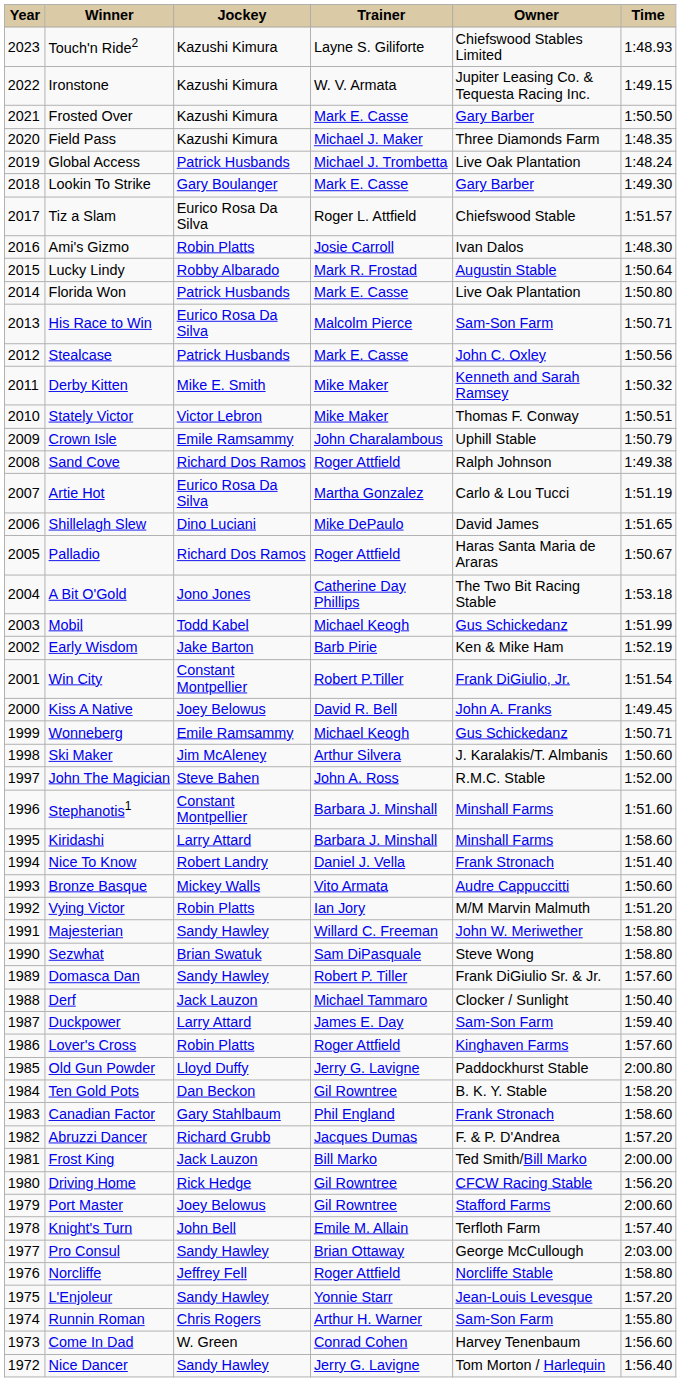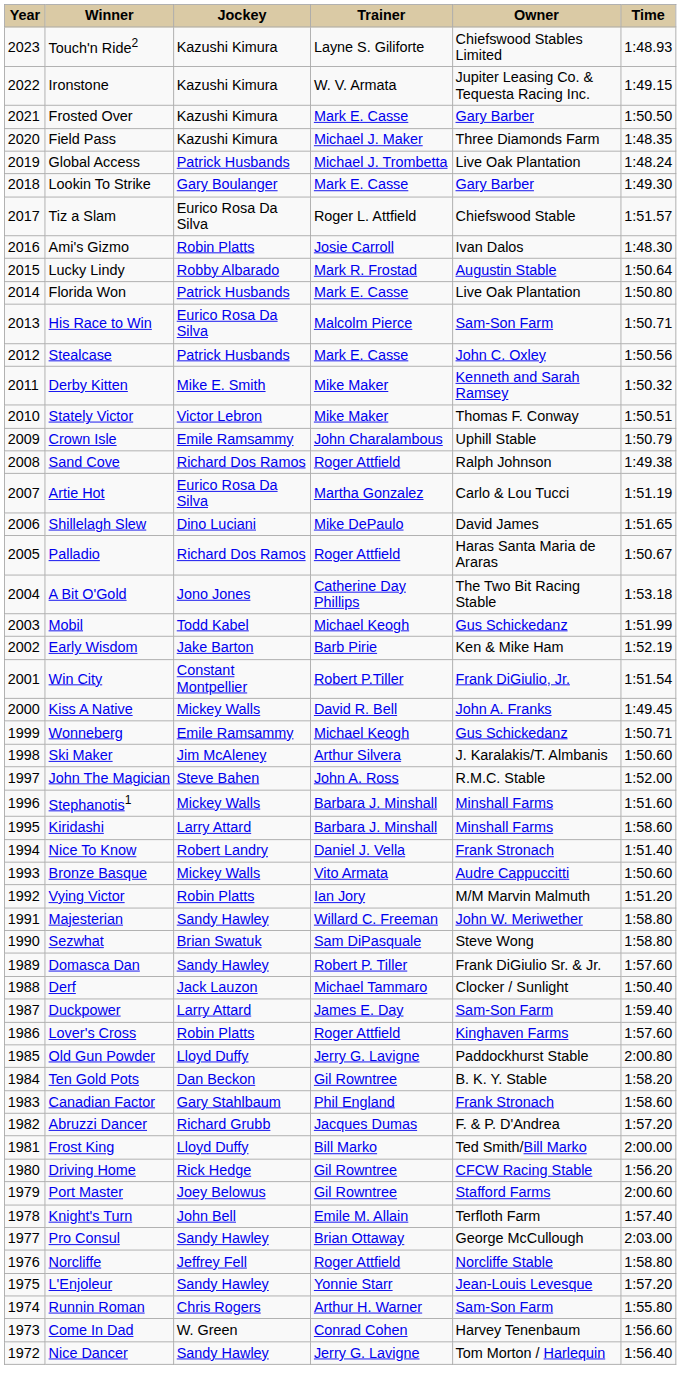(221, 709) Joey Belowus -> (218, 709) Mickey Walls
(212, 809) Constant Montpellier -> (218, 803) Mickey Walls
(217, 1159) Jack Lauzon -> (213, 1147) Lloyd Duffy
